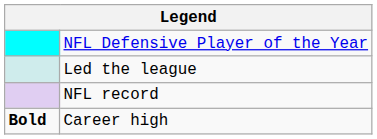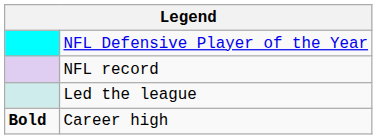rows swapped: (111, 95) <-> (130, 69)
